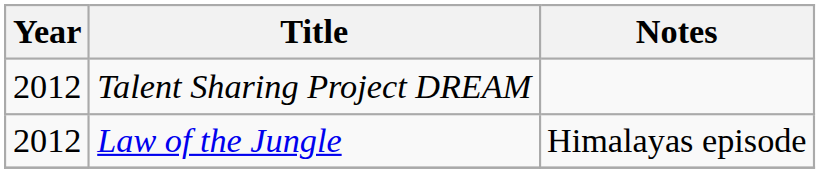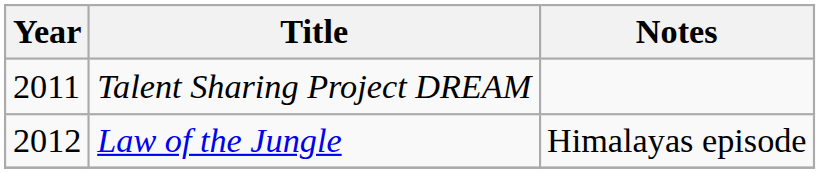(47, 85) 2012 -> (47, 85) 2011
